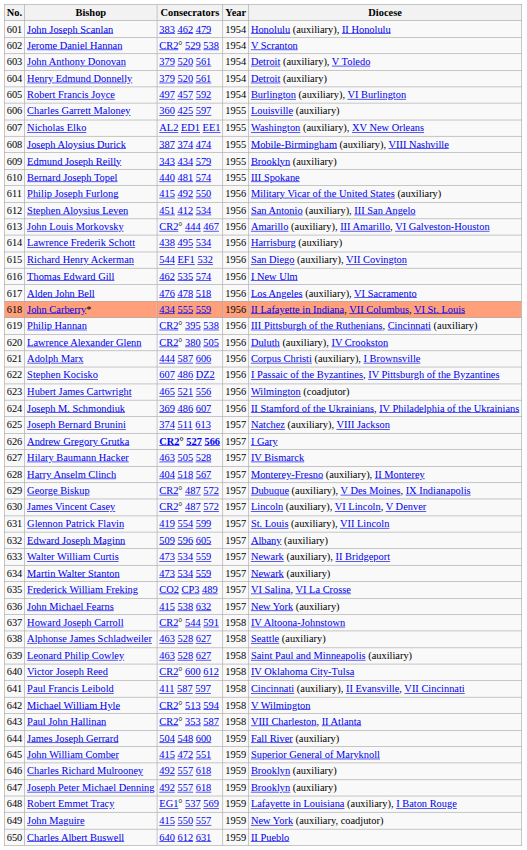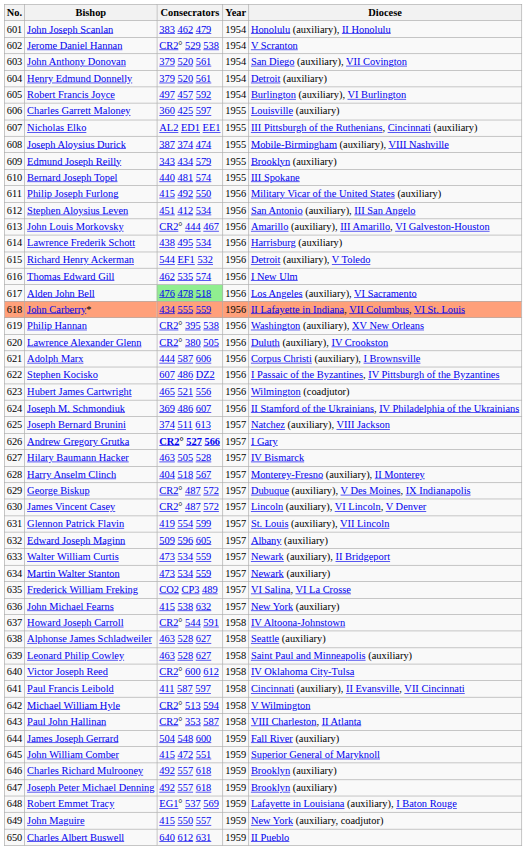(311, 62) Detroit (auxiliary), V Toledo -> (329, 62) San Diego (auxiliary), VII Covington
(337, 128) Washington (auxiliary), XV New Orleans -> (364, 128) III Pittsburgh of the Ruthenians, Cincinnati (auxiliary)
(329, 260) San Diego (auxiliary), VII Covington -> (311, 260) Detroit (auxiliary), V Toledo
(185, 293) no background -> (185, 293) lightgreen background
(364, 326) III Pittsburgh of the Ruthenians, Cincinnati (auxiliary) -> (337, 326) Washington (auxiliary), XV New Orleans
